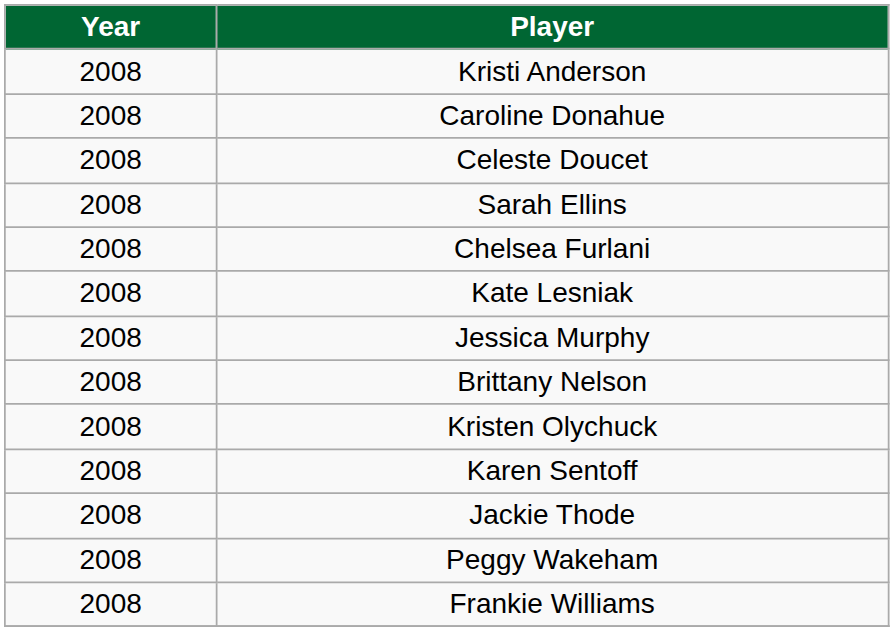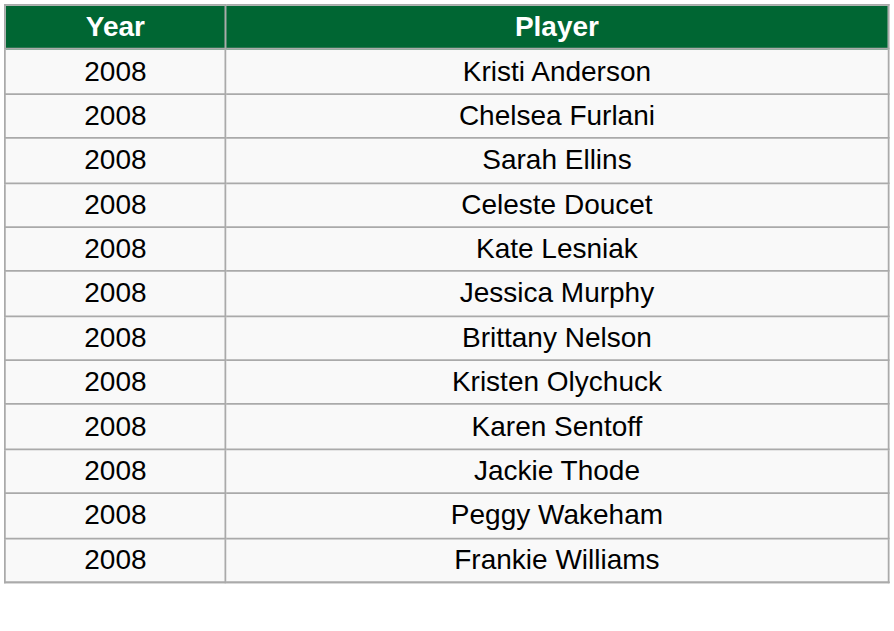- row: (552, 115)
rows swapped: (552, 159) <-> (552, 248)
